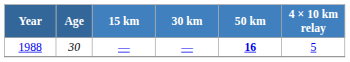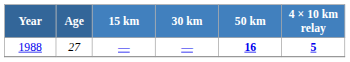(74, 47) 30 -> (74, 47) 27
(313, 47) normal -> (313, 47) bold
